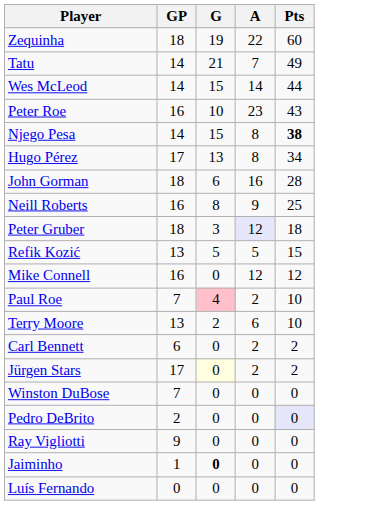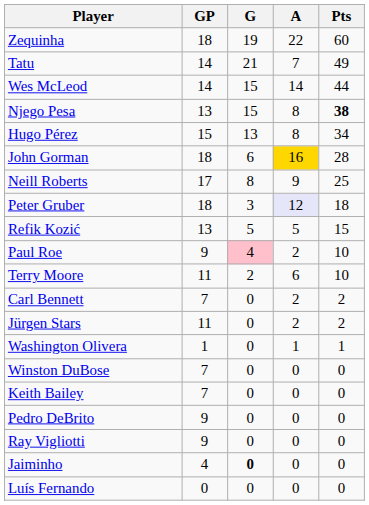- row: (37, 110)
(177, 134) 14 -> (205, 110) 13
(177, 157) 17 -> (205, 134) 15
(255, 181) no background -> (296, 157) gold background
(177, 205) 16 -> (205, 181) 17
- row: (49, 275)
(177, 299) 7 -> (205, 252) 9
(177, 323) 13 -> (205, 275) 11
(177, 346) 6 -> (205, 299) 7
(177, 370) 17 -> (205, 323) 11
(216, 370) lightyellow background -> (250, 323) no background
+ row: (67, 346)
+ row: (46, 393)
(177, 417) 2 -> (205, 417) 9
(294, 417) lavender background -> (341, 417) no background
(177, 464) 1 -> (205, 464) 4
